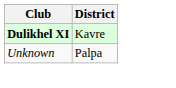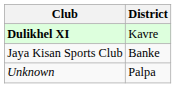+ row: (65, 53)
